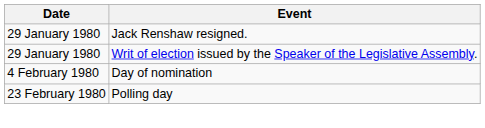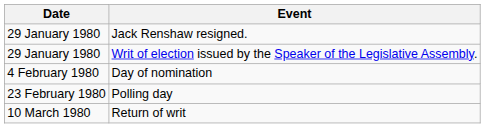+ row: (149, 113)
